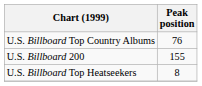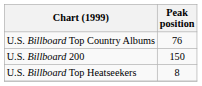(177, 56) 155 -> (177, 56) 150
